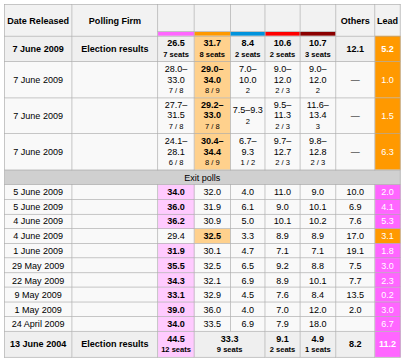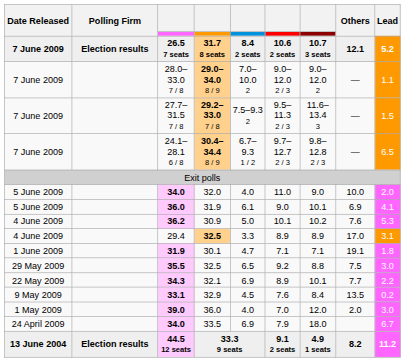(388, 80) 1.0 -> (388, 80) 1.1
(388, 152) 6.3 -> (388, 152) 6.5
(388, 280) 2.3 -> (388, 280) 2.2
